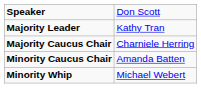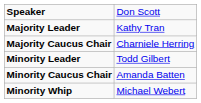+ row: (44, 59)
